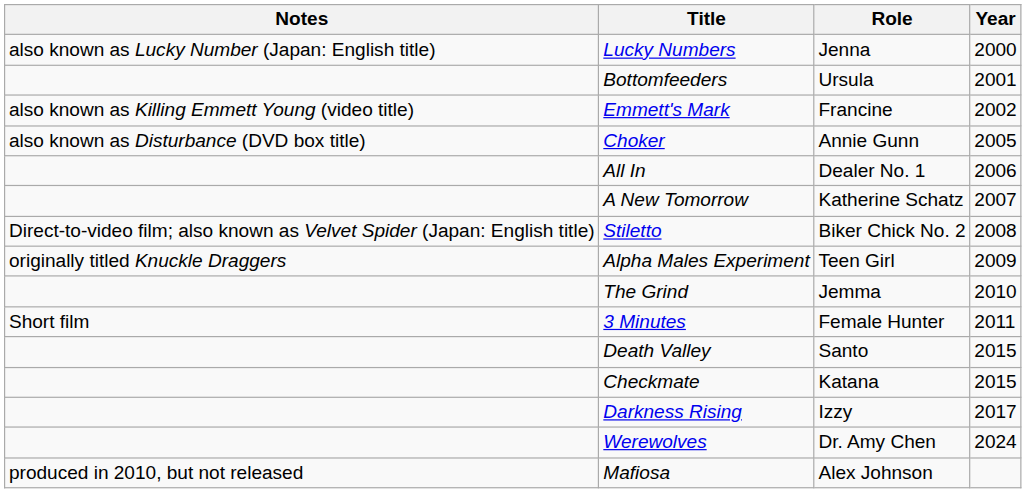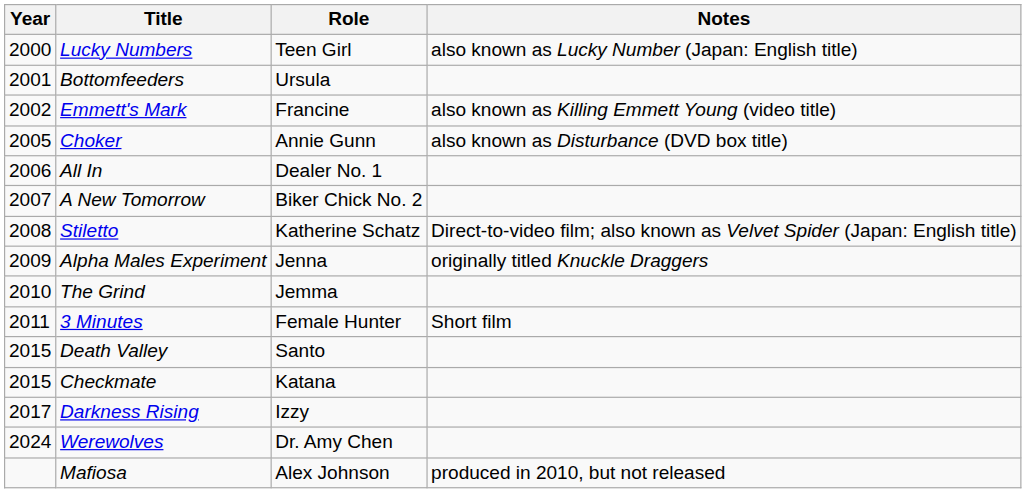columns swapped: (996, 19) <-> (302, 19)
(844, 49) Jenna -> (313, 49) Teen Girl
(891, 200) Katherine Schatz -> (349, 200) Biker Chick No. 2
(892, 230) Biker Chick No. 2 -> (348, 230) Katherine Schatz
(857, 261) Teen Girl -> (301, 261) Jenna
